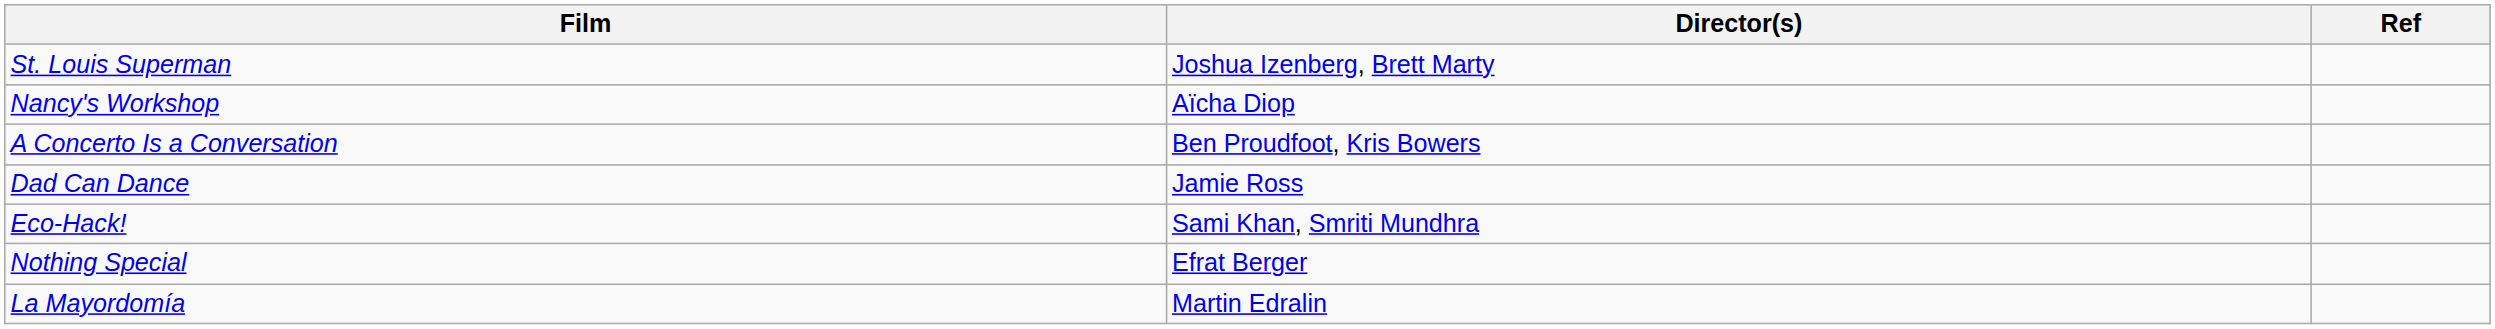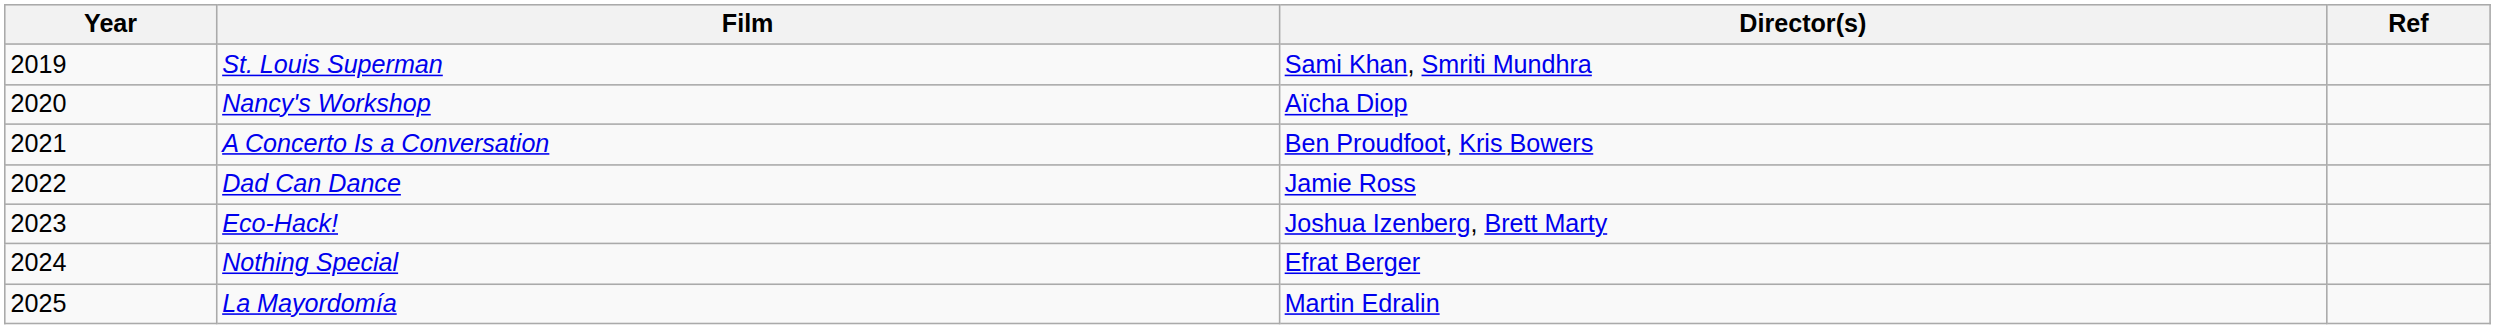+ column: (111, 24)
(1333, 64) Joshua Izenberg, Brett Marty -> (1438, 64) Sami Khan, Smriti Mundhra
(1326, 223) Sami Khan, Smriti Mundhra -> (1446, 223) Joshua Izenberg, Brett Marty
